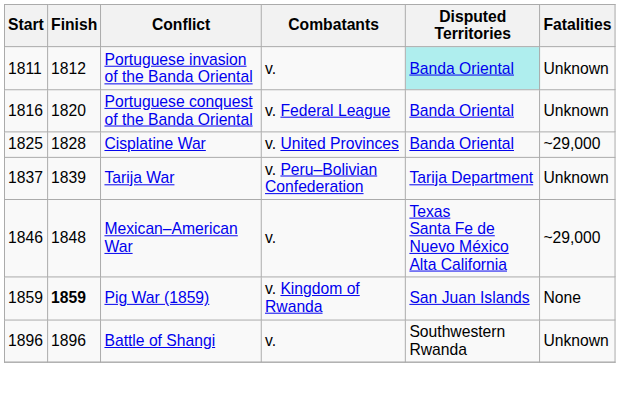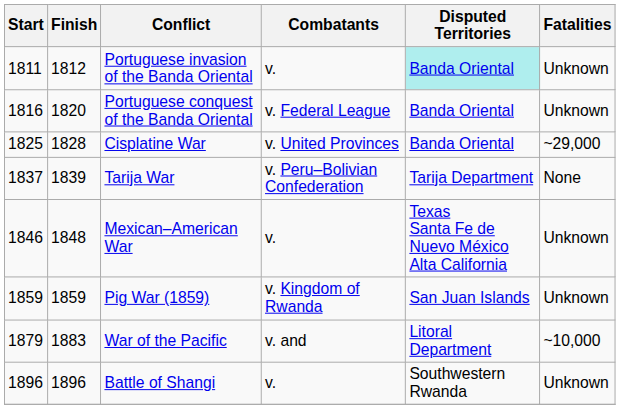(576, 178) Unknown -> (562, 178) None
(572, 238) ~29,000 -> (576, 238) Unknown
(68, 298) bold -> (68, 298) normal
(562, 298) None -> (576, 298) Unknown
+ row: (166, 340)
